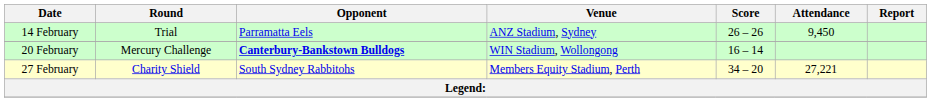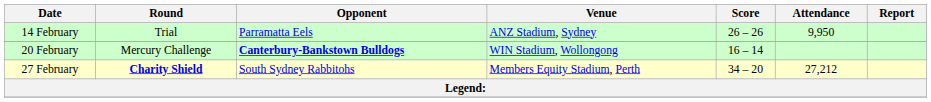(821, 32) 9,450 -> (821, 32) 9,950
(166, 69) normal -> (166, 69) bold
(821, 69) 27,221 -> (821, 69) 27,212
